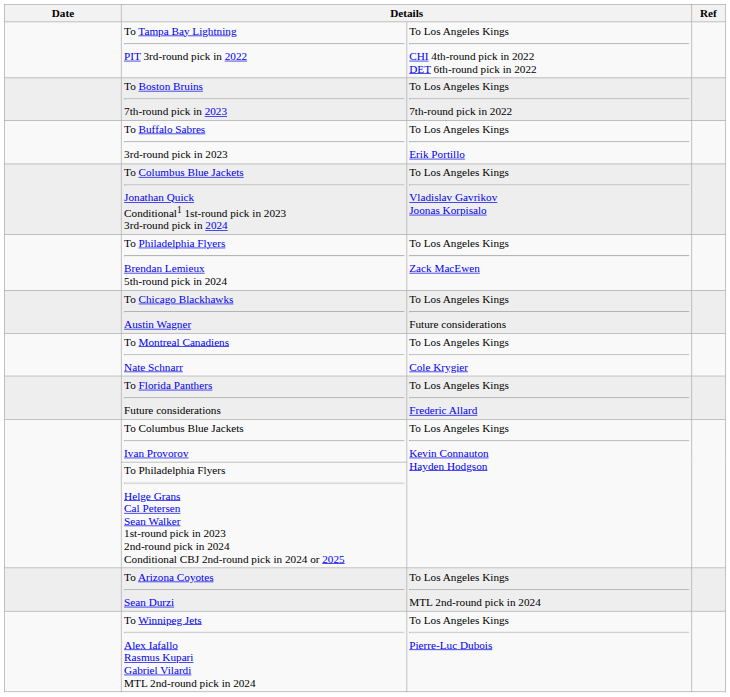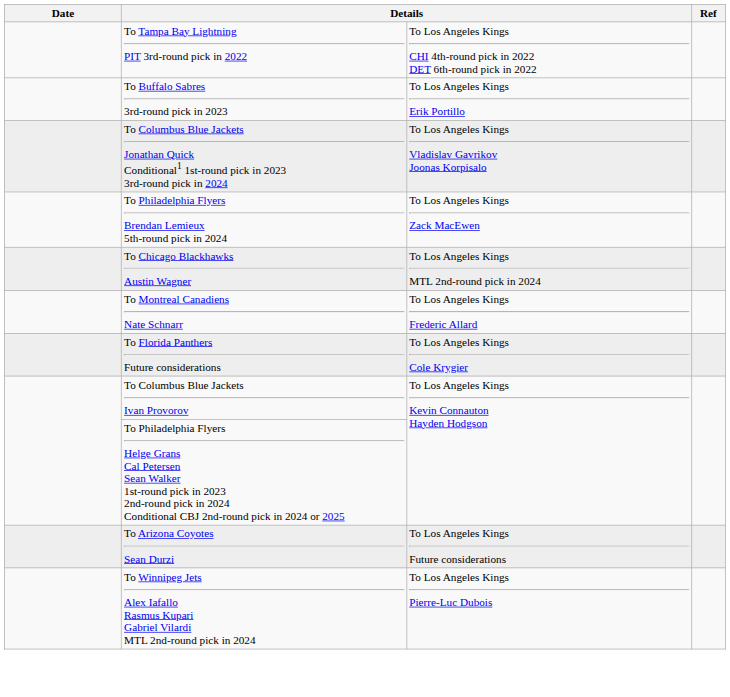- row: (264, 99)
(549, 311) To Los Angeles Kings Future considerations -> (549, 269) To Los Angeles Kings MTL 2nd-round pick in 2024
(549, 354) To Los Angeles Kings Cole Krygier -> (549, 311) To Los Angeles Kings Frederic Allard
(549, 397) To Los Angeles Kings Frederic Allard -> (549, 354) To Los Angeles Kings Cole Krygier
(549, 589) To Los Angeles Kings MTL 2nd-round pick in 2024 -> (549, 546) To Los Angeles Kings Future considerations
